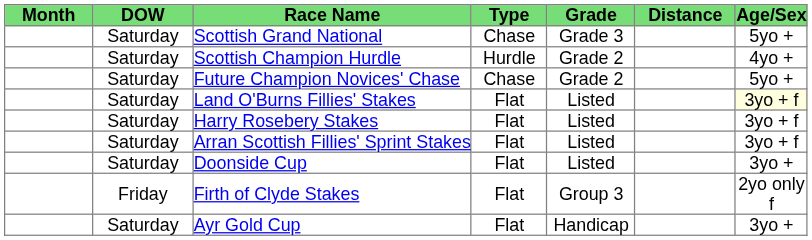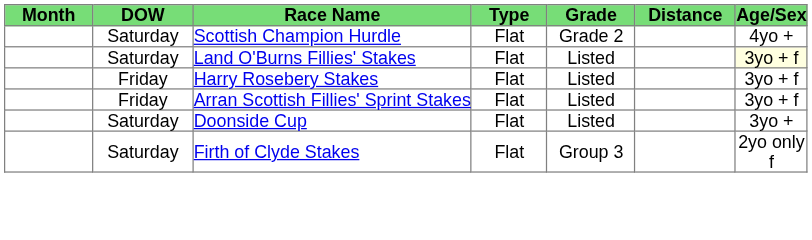- row: (288, 36)
(509, 57) Hurdle -> (509, 36) Flat
- row: (327, 78)
(143, 121) Saturday -> (143, 78) Friday
(143, 142) Saturday -> (143, 99) Friday
(143, 194) Friday -> (143, 152) Saturday
- row: (247, 225)
